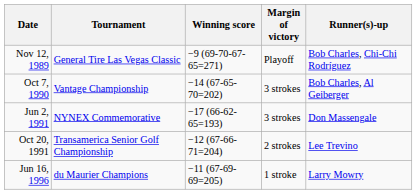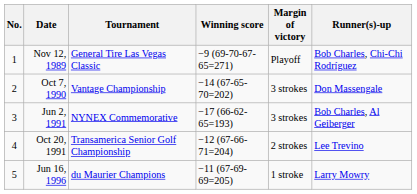+ column: (14, 25)
(341, 88) Bob Charles, Al Geiberger -> (348, 88) Don Massengale
(342, 117) Don Massengale -> (347, 117) Bob Charles, Al Geiberger
